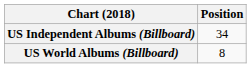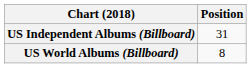(222, 33) 34 -> (222, 33) 31
